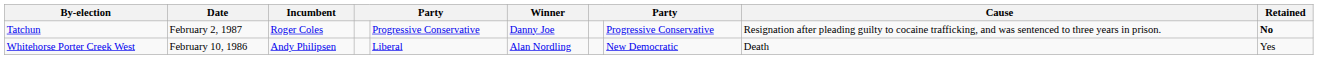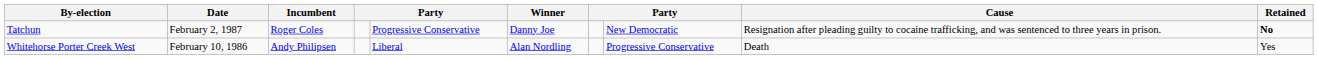(660, 29) Progressive Conservative -> (642, 29) New Democratic
(642, 46) New Democratic -> (660, 46) Progressive Conservative
